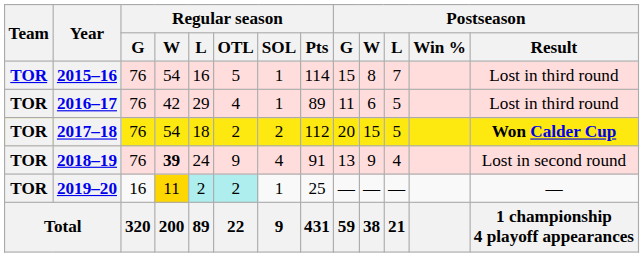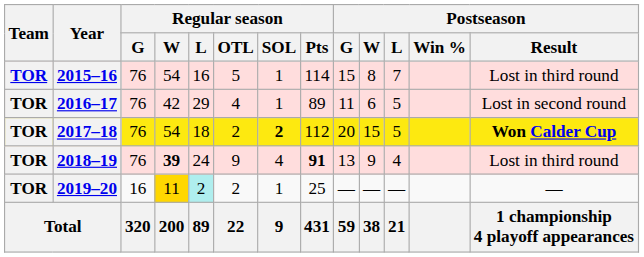(554, 103) Lost in third round -> (554, 103) Lost in second round
(279, 132) normal -> (279, 132) bold
(317, 160) normal -> (317, 160) bold
(554, 160) Lost in second round -> (554, 160) Lost in third round
(236, 188) paleturquoise background -> (236, 188) no background
